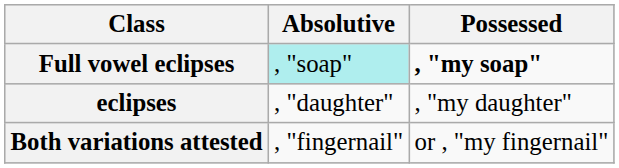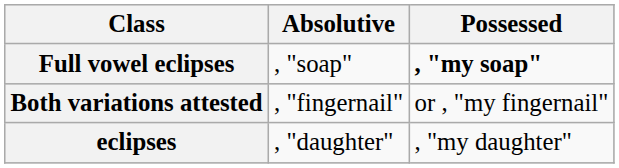(313, 63) paleturquoise background -> (313, 63) no background
rows swapped: (137, 102) <-> (137, 142)
